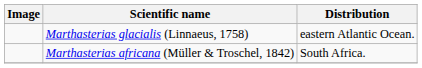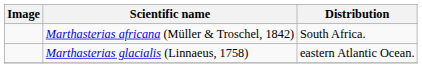rows swapped: (170, 53) <-> (147, 33)
